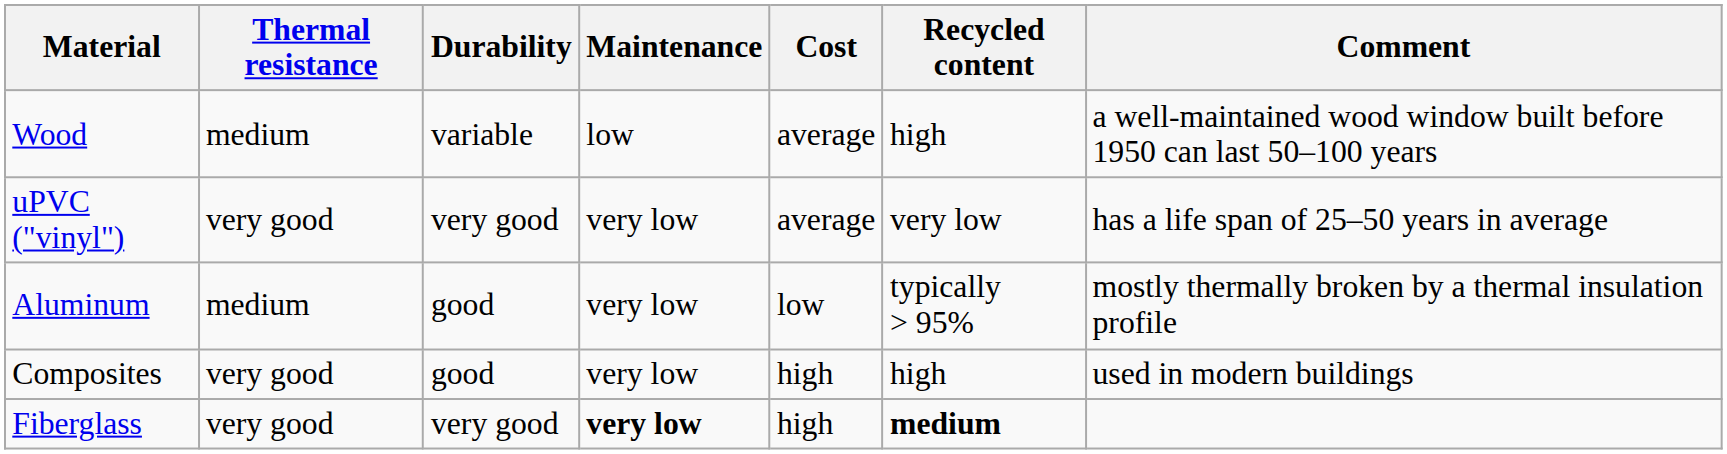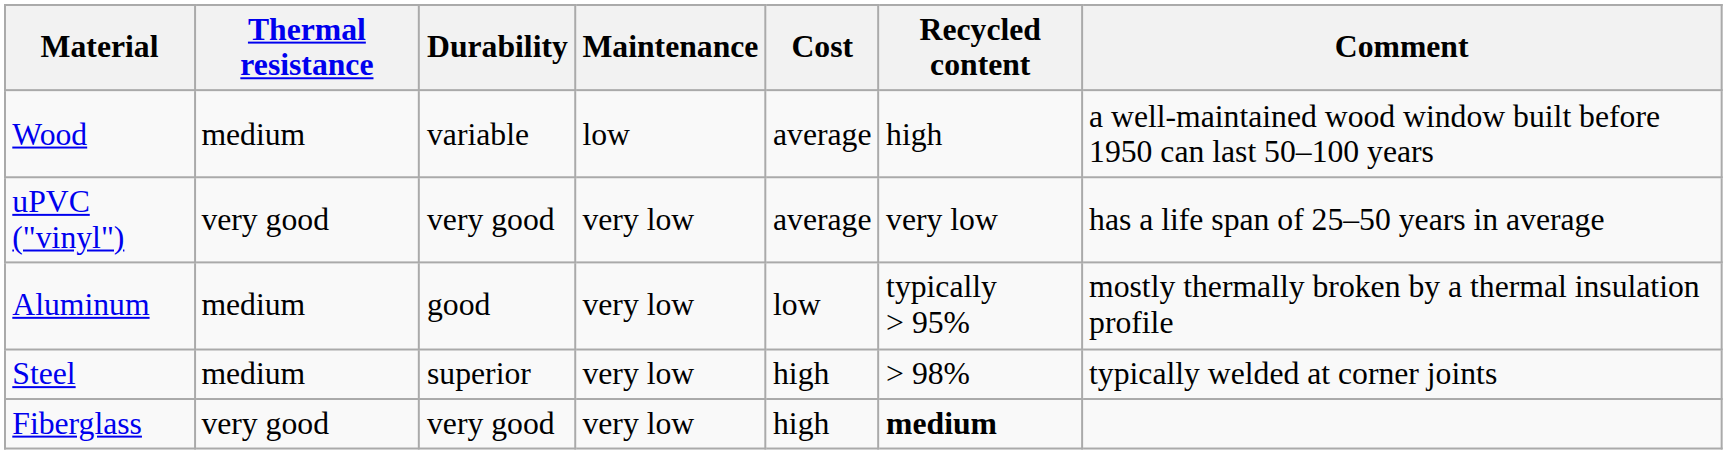- row: (87, 373)
+ row: (44, 373)
(644, 423) bold -> (638, 423) normal
